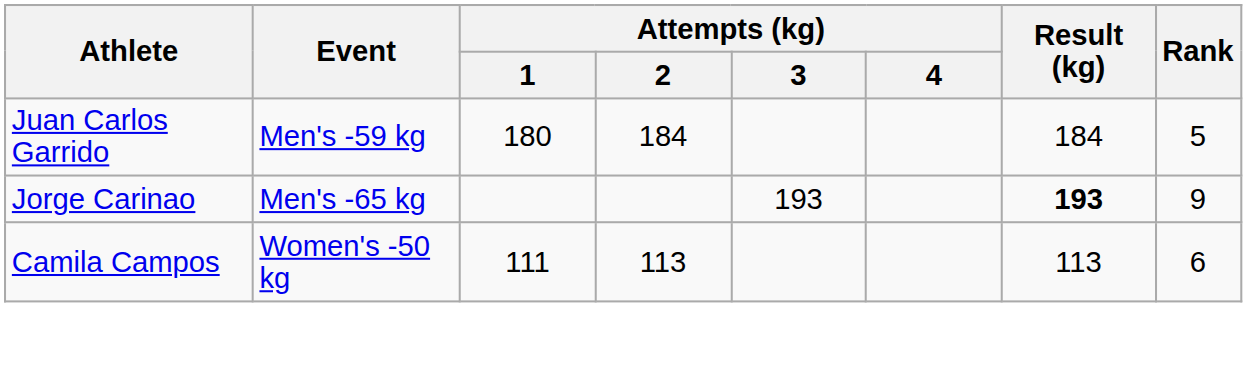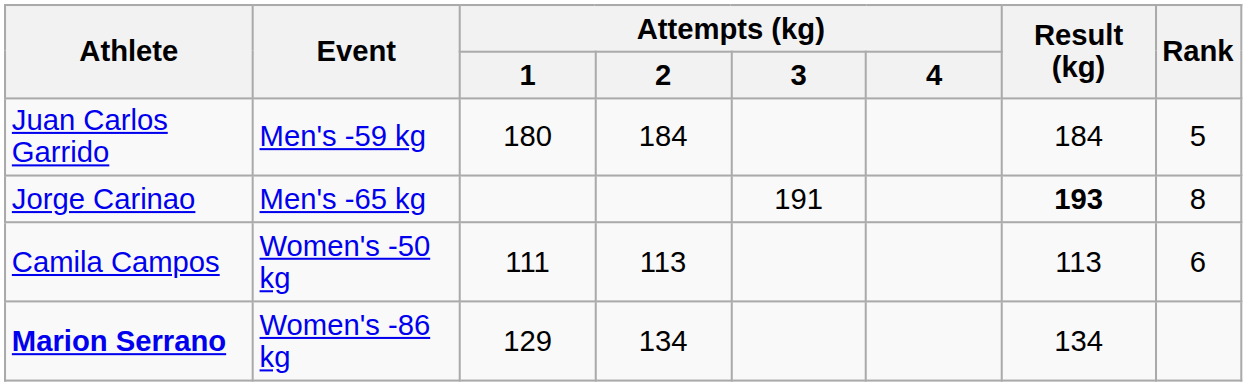(799, 200) 193 -> (799, 200) 191
(1198, 200) 9 -> (1198, 200) 8
+ row: (119, 341)
